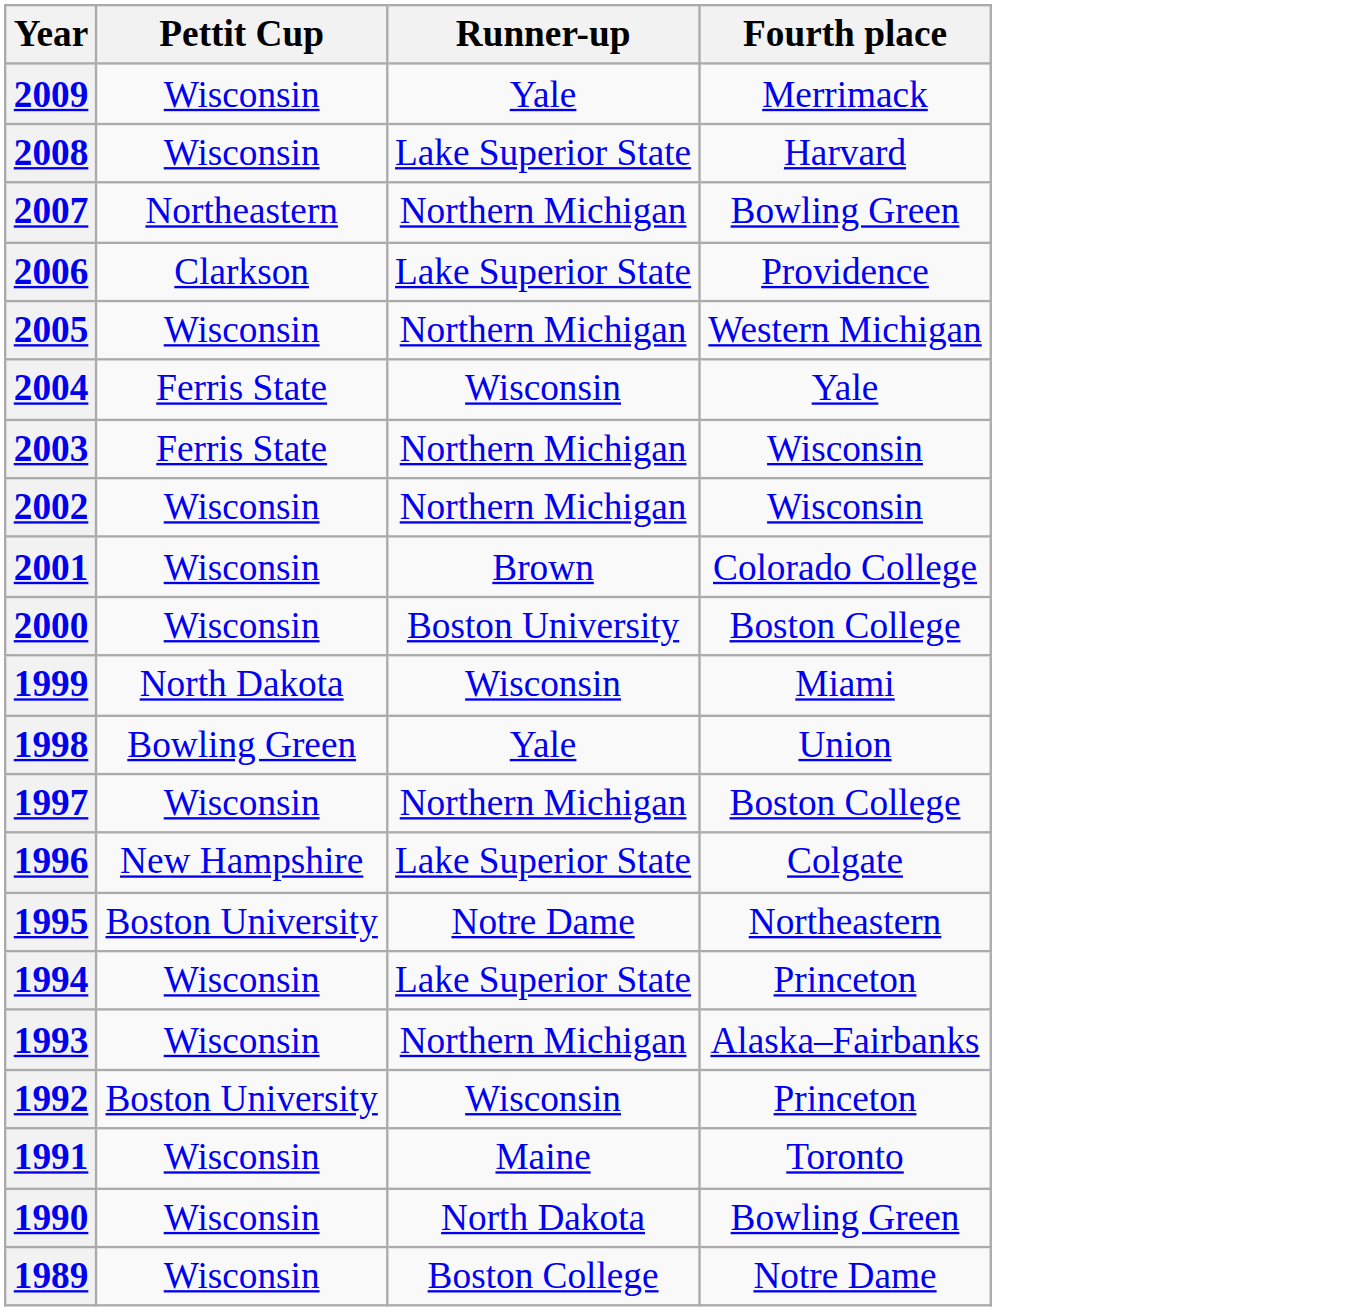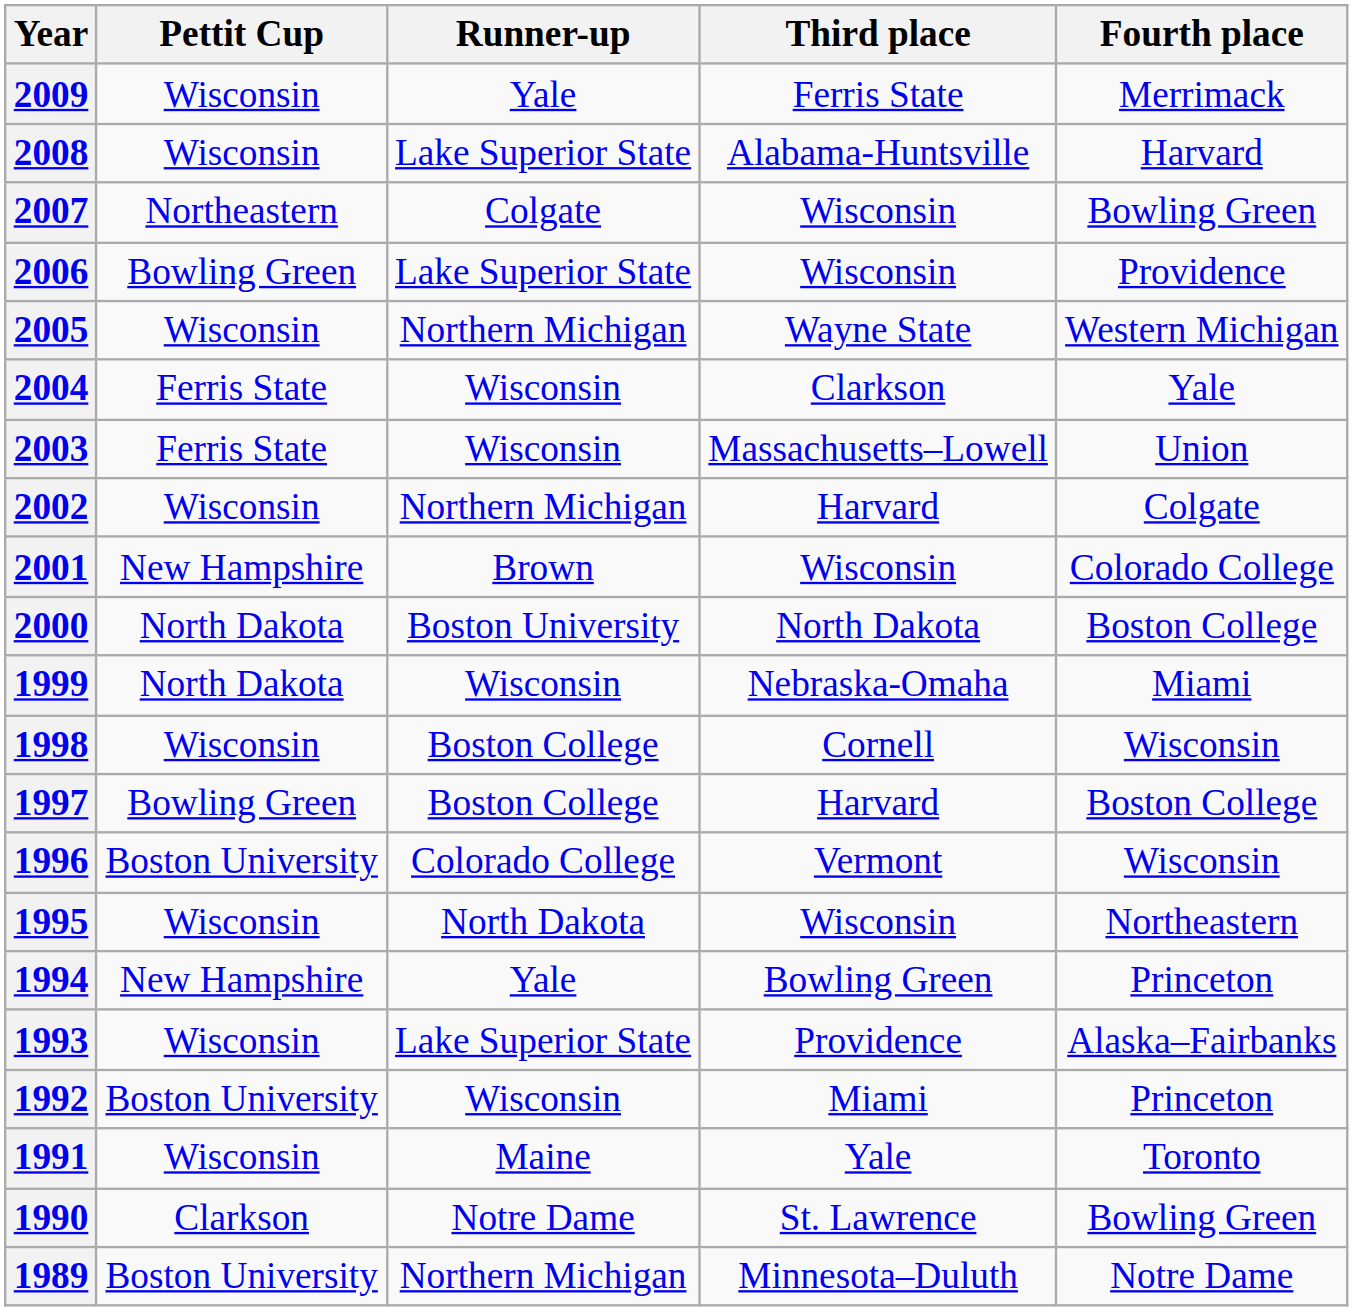+ column: (878, 34)
(543, 211) Northern Michigan -> (543, 211) Colgate
(242, 270) Clarkson -> (242, 270) Bowling Green
(543, 447) Northern Michigan -> (543, 447) Wisconsin
(845, 447) Wisconsin -> (1202, 447) Union
(845, 507) Wisconsin -> (1202, 507) Colgate
(242, 566) Wisconsin -> (242, 566) New Hampshire
(242, 625) Wisconsin -> (242, 625) North Dakota
(242, 743) Bowling Green -> (242, 743) Wisconsin
(543, 743) Yale -> (543, 743) Boston College
(845, 743) Union -> (1202, 743) Wisconsin
(242, 802) Wisconsin -> (242, 802) Bowling Green
(543, 802) Northern Michigan -> (543, 802) Boston College
(242, 861) New Hampshire -> (242, 861) Boston University
(543, 861) Lake Superior State -> (543, 861) Colorado College
(845, 861) Colgate -> (1202, 861) Wisconsin
(242, 920) Boston University -> (242, 920) Wisconsin
(543, 920) Notre Dame -> (543, 920) North Dakota
(242, 980) Wisconsin -> (242, 980) New Hampshire
(543, 980) Lake Superior State -> (543, 980) Yale
(543, 1039) Northern Michigan -> (543, 1039) Lake Superior State
(242, 1216) Wisconsin -> (242, 1216) Clarkson
(543, 1216) North Dakota -> (543, 1216) Notre Dame
(242, 1275) Wisconsin -> (242, 1275) Boston University
(543, 1275) Boston College -> (543, 1275) Northern Michigan
